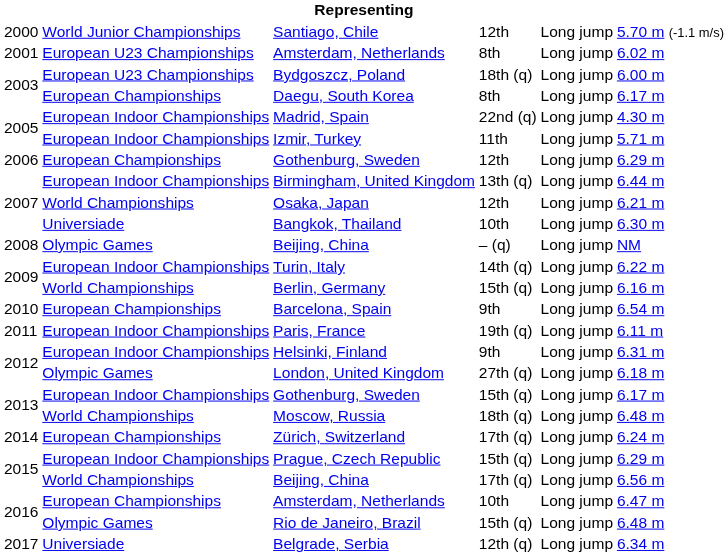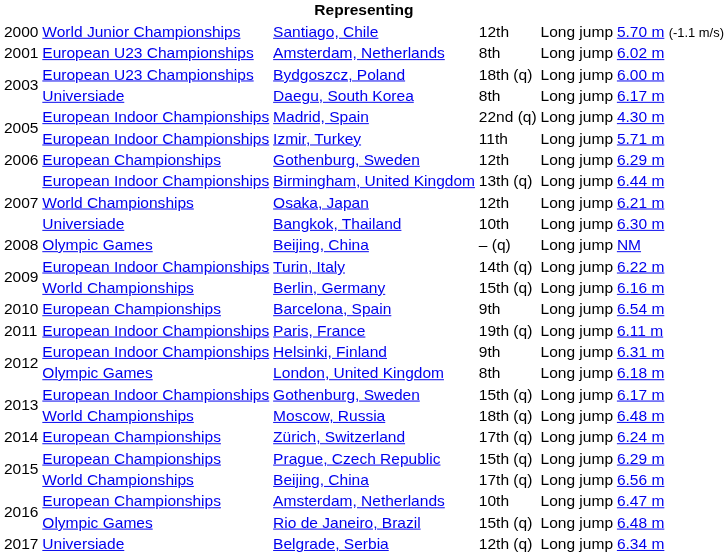(132, 96) European Championships -> (83, 96) Universiade
(506, 373) 27th (q) -> (490, 373) 8th
(156, 458) European Indoor Championships -> (132, 458) European Championships
